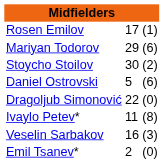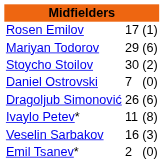(128, 82) 5 -> (128, 82) 7
(150, 82) (6) -> (150, 82) (0)
(132, 100) 22 -> (132, 100) 26
(150, 100) (0) -> (150, 100) (6)
